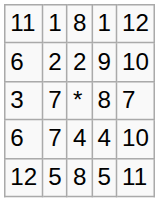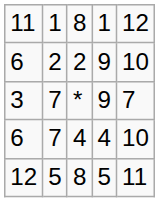(104, 100) 8 -> (104, 100) 9
